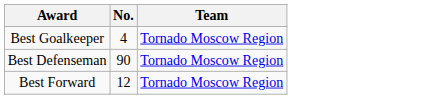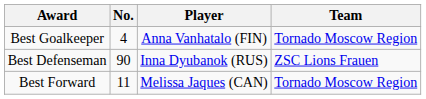+ column: (204, 15)
(212, 60) Tornado Moscow Region -> (326, 60) ZSC Lions Frauen
(123, 82) 12 -> (123, 82) 11
